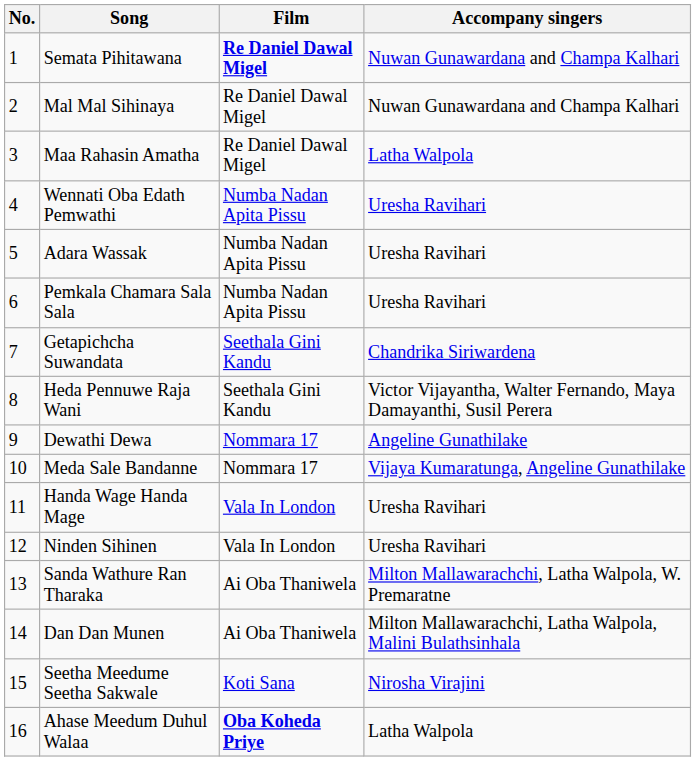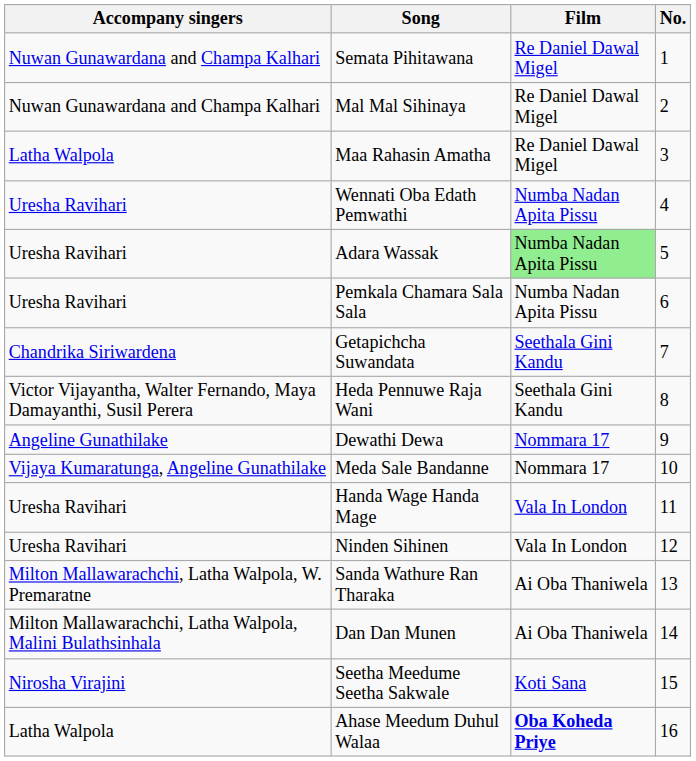columns swapped: (22, 18) <-> (527, 18)
(288, 57) bold -> (577, 57) normal
(275, 253) no background -> (567, 253) lightgreen background
